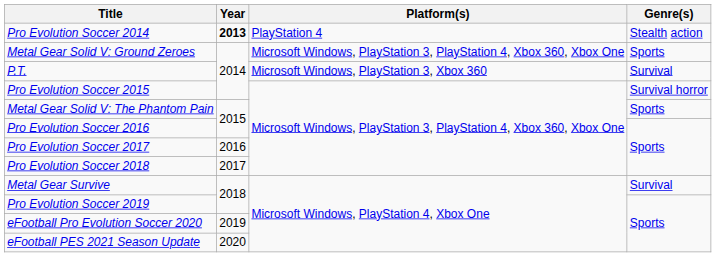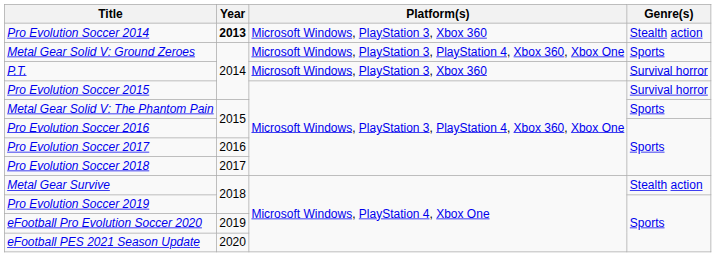(287, 33) PlayStation 4 -> (369, 33) Microsoft Windows, PlayStation 3, Xbox 360
(651, 71) Survival -> (669, 71) Survival horror
(651, 185) Survival -> (666, 185) Stealth action
